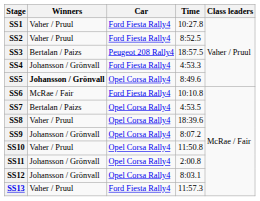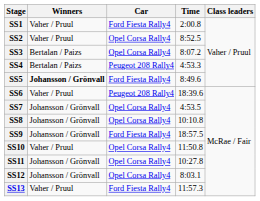(190, 24) 10:27.8 -> (190, 24) 2:00.8
(139, 38) Ford Fiesta Rally4 -> (139, 38) Opel Corsa Rally4
(141, 51) Peugeot 208 Rally4 -> (139, 51) Opel Corsa Rally4
(190, 51) 18:57.5 -> (190, 51) 8:07.2
(65, 65) Johansson / Grönvall -> (56, 65) Bertalan / Paizs
(139, 65) Ford Fiesta Rally4 -> (141, 65) Peugeot 208 Rally4
(139, 79) Opel Corsa Rally4 -> (139, 79) Ford Fiesta Rally4
(51, 93) McRae / Fair -> (51, 93) Vaher / Pruul
(139, 93) Ford Fiesta Rally4 -> (141, 93) Peugeot 208 Rally4
(190, 93) 10:10.8 -> (190, 93) 18:39.6
(56, 106) Bertalan / Paizs -> (65, 106) Johansson / Grönvall
(51, 120) Vaher / Pruul -> (65, 120) Johansson / Grönvall
(190, 120) 18:39.6 -> (190, 120) 10:10.8
(139, 134) Opel Corsa Rally4 -> (139, 134) Ford Fiesta Rally4
(190, 134) 8:07.2 -> (190, 134) 18:57.5
(190, 161) 2:00.8 -> (190, 161) 10:27.8
